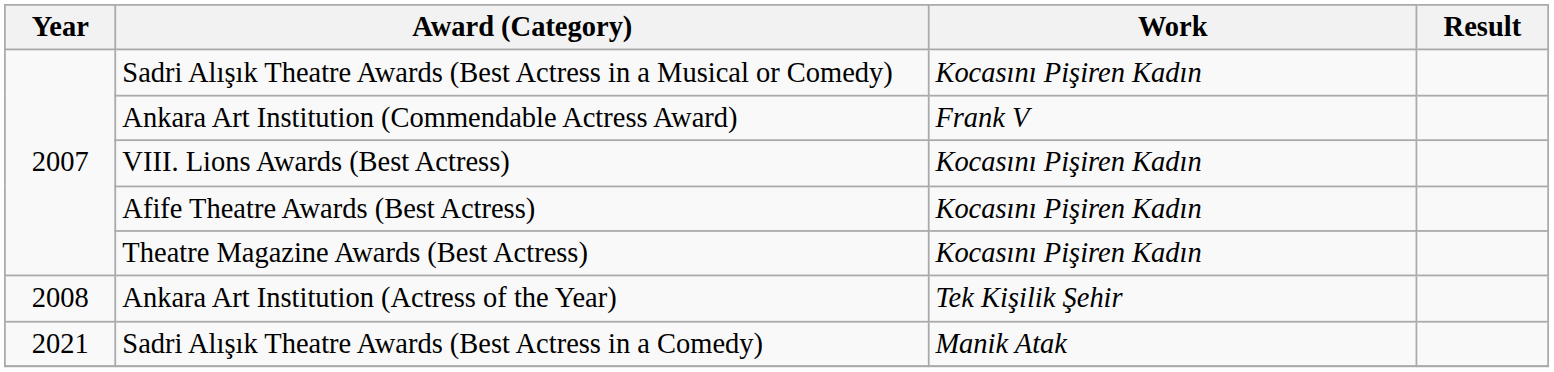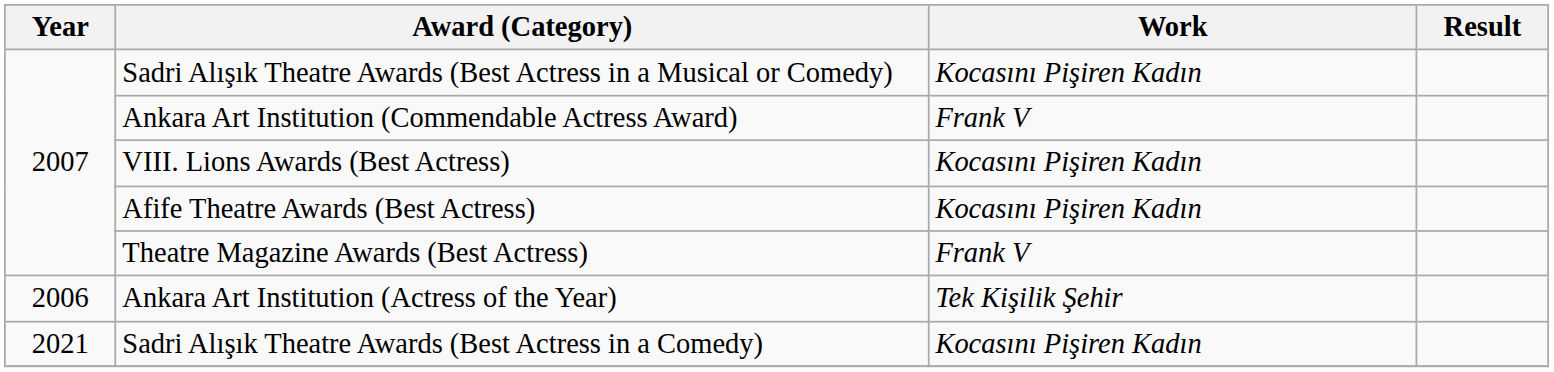(1069, 252) Kocasını Pişiren Kadın -> (982, 252) Frank V
(60, 298) 2008 -> (60, 298) 2006
(1001, 343) Manik Atak -> (1069, 343) Kocasını Pişiren Kadın
